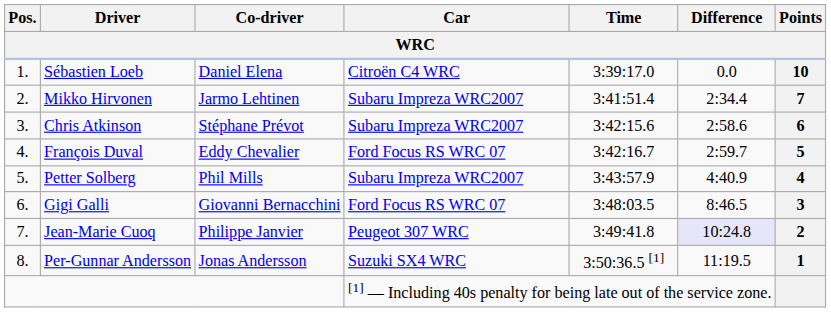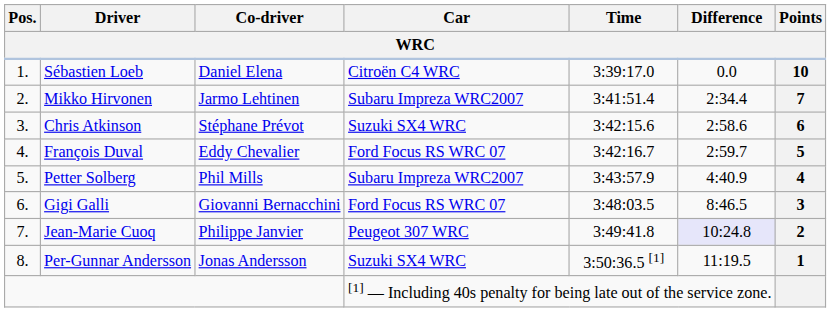(436, 125) Subaru Impreza WRC2007 -> (407, 125) Suzuki SX4 WRC
